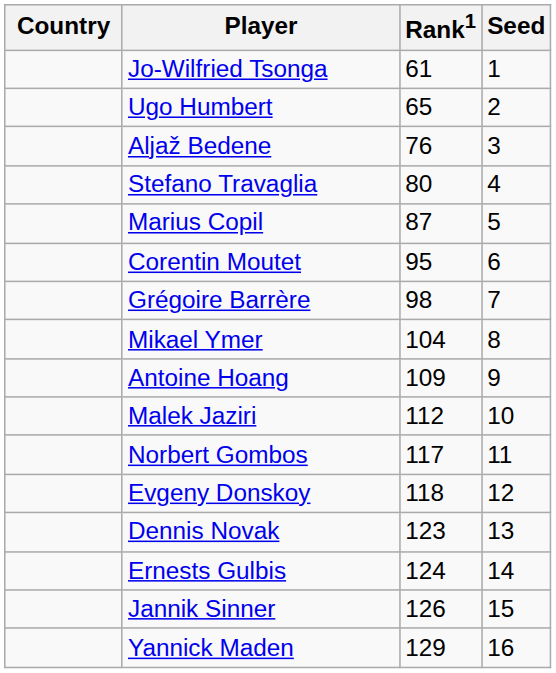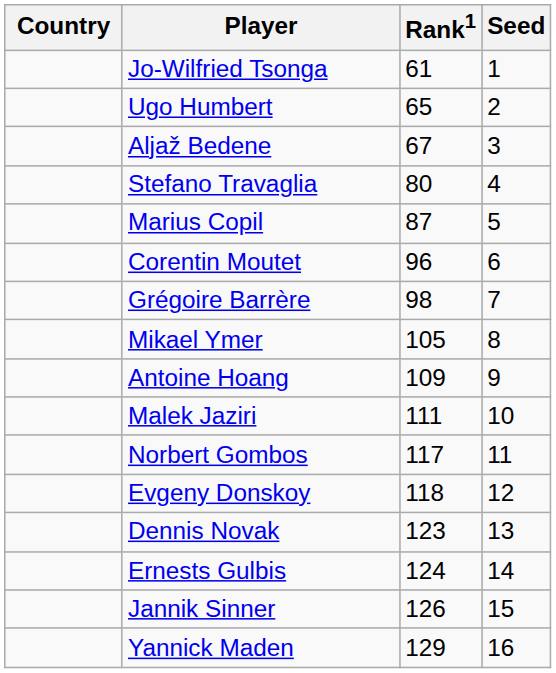(419, 146) 76 -> (419, 146) 67
(419, 261) 95 -> (419, 261) 96
(425, 338) 104 -> (425, 338) 105
(425, 416) 112 -> (424, 416) 111
